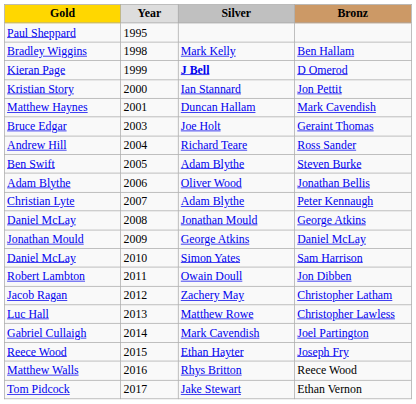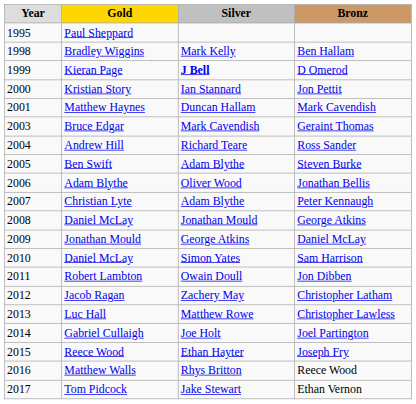columns swapped: (149, 13) <-> (63, 13)
(201, 126) Joe Holt -> (220, 126) Mark Cavendish
(220, 333) Mark Cavendish -> (201, 333) Joe Holt
